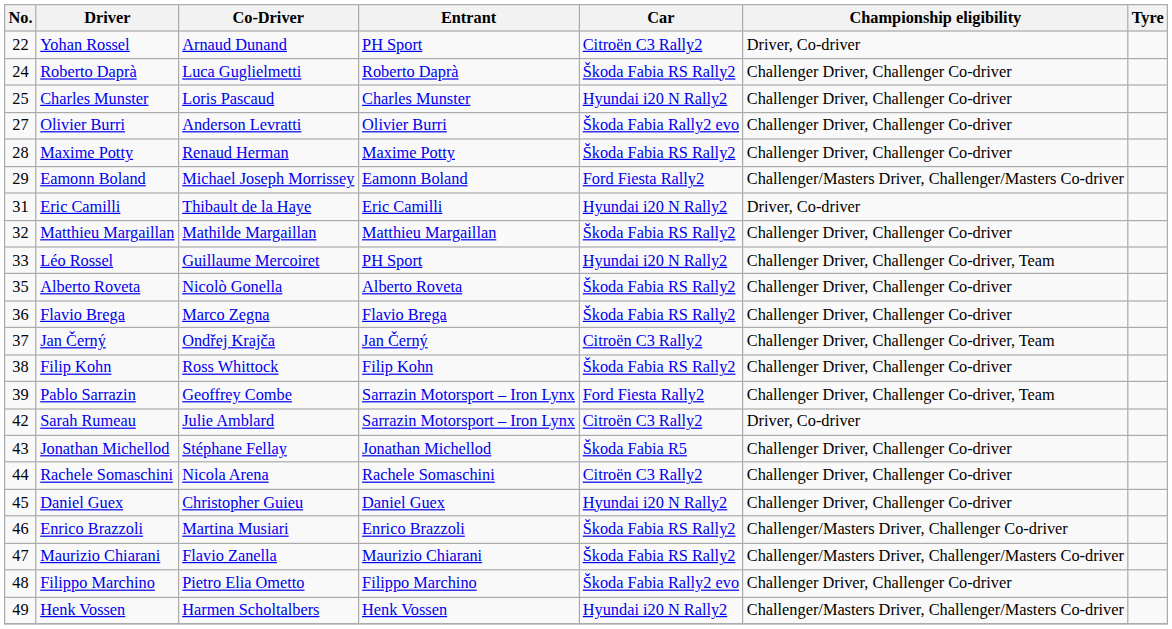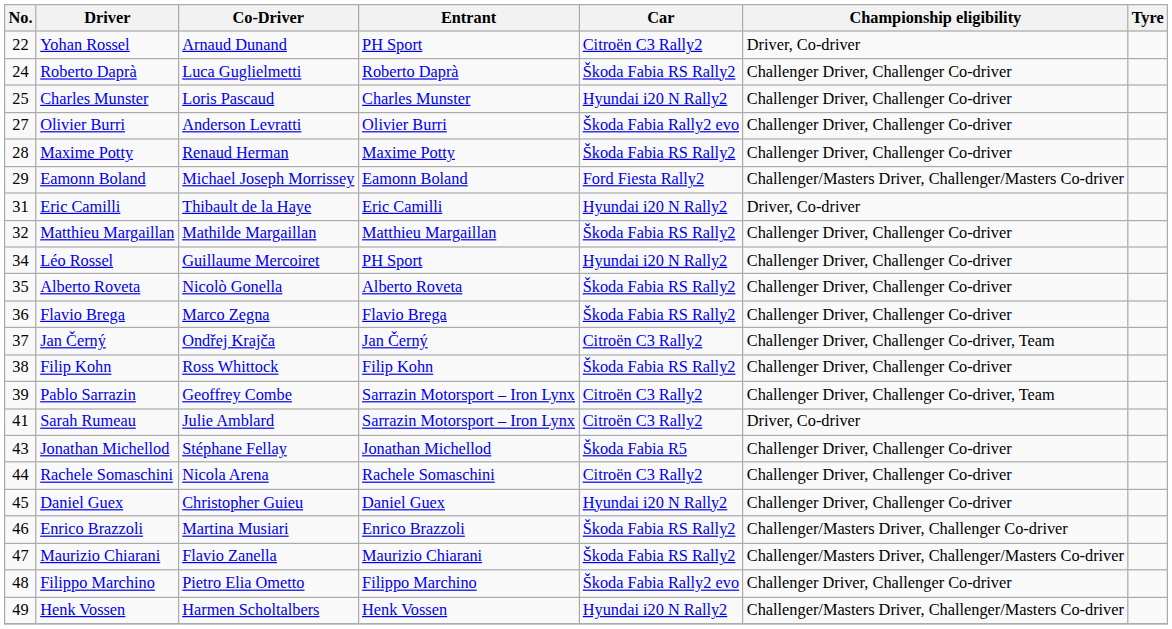(20, 259) 33 -> (20, 259) 34
(901, 259) Challenger Driver, Challenger Co-driver, Team -> (879, 259) Challenger Driver, Challenger Co-driver
(643, 394) Ford Fiesta Rally2 -> (643, 394) Citroën C3 Rally2
(20, 421) 42 -> (20, 421) 41
